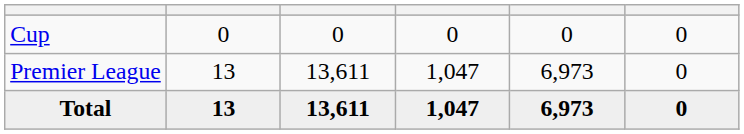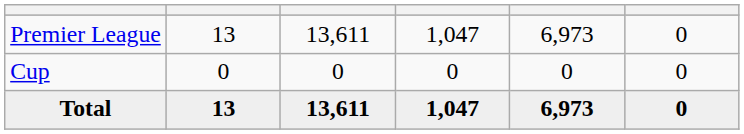rows swapped: (85, 71) <-> (30, 34)
